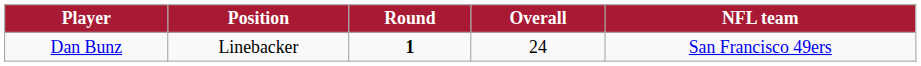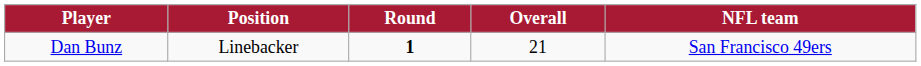(538, 46) 24 -> (538, 46) 21
